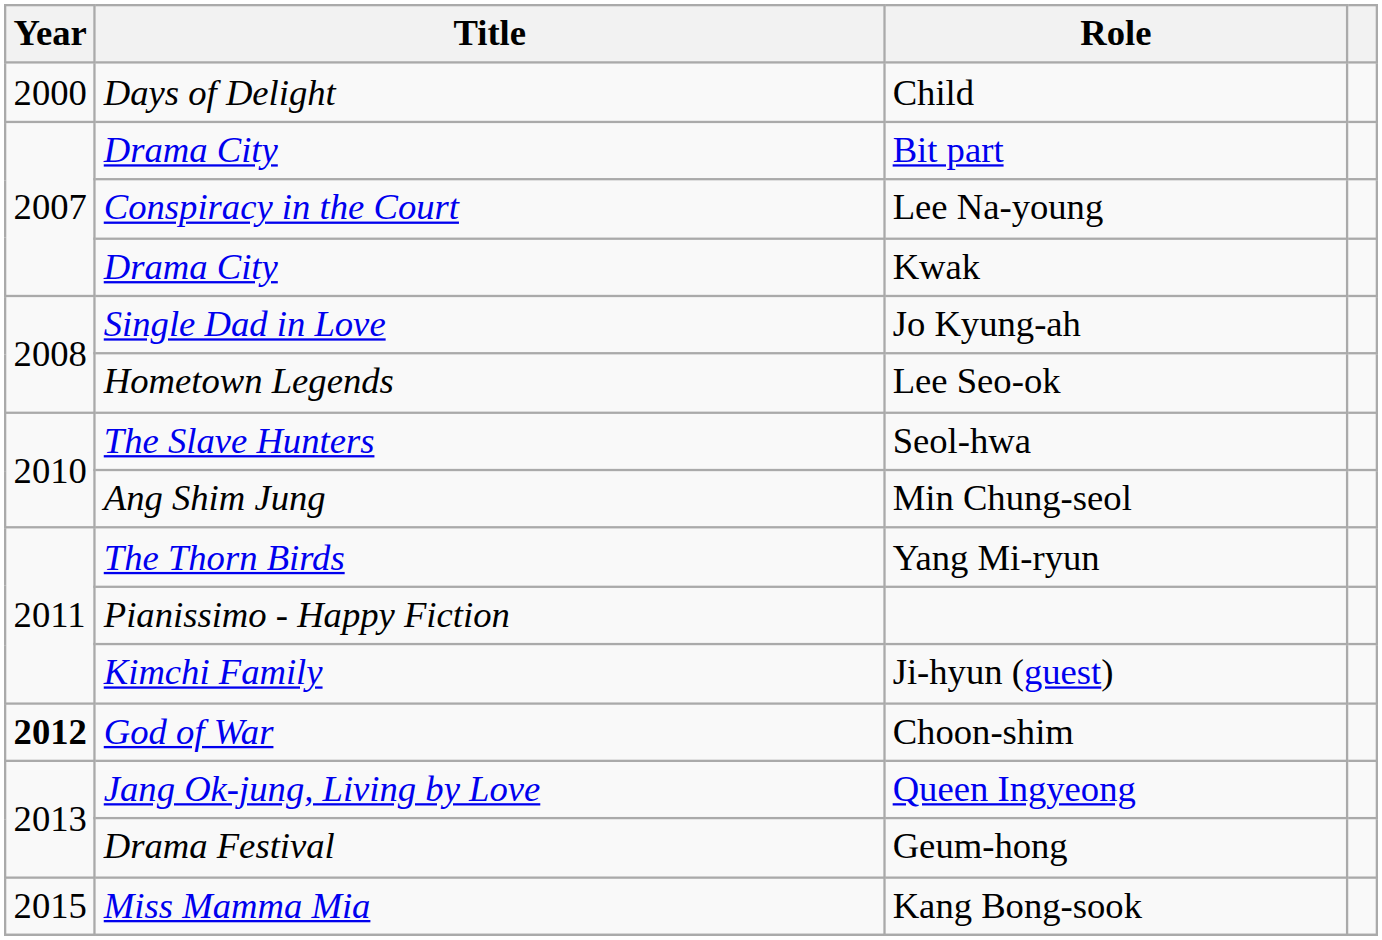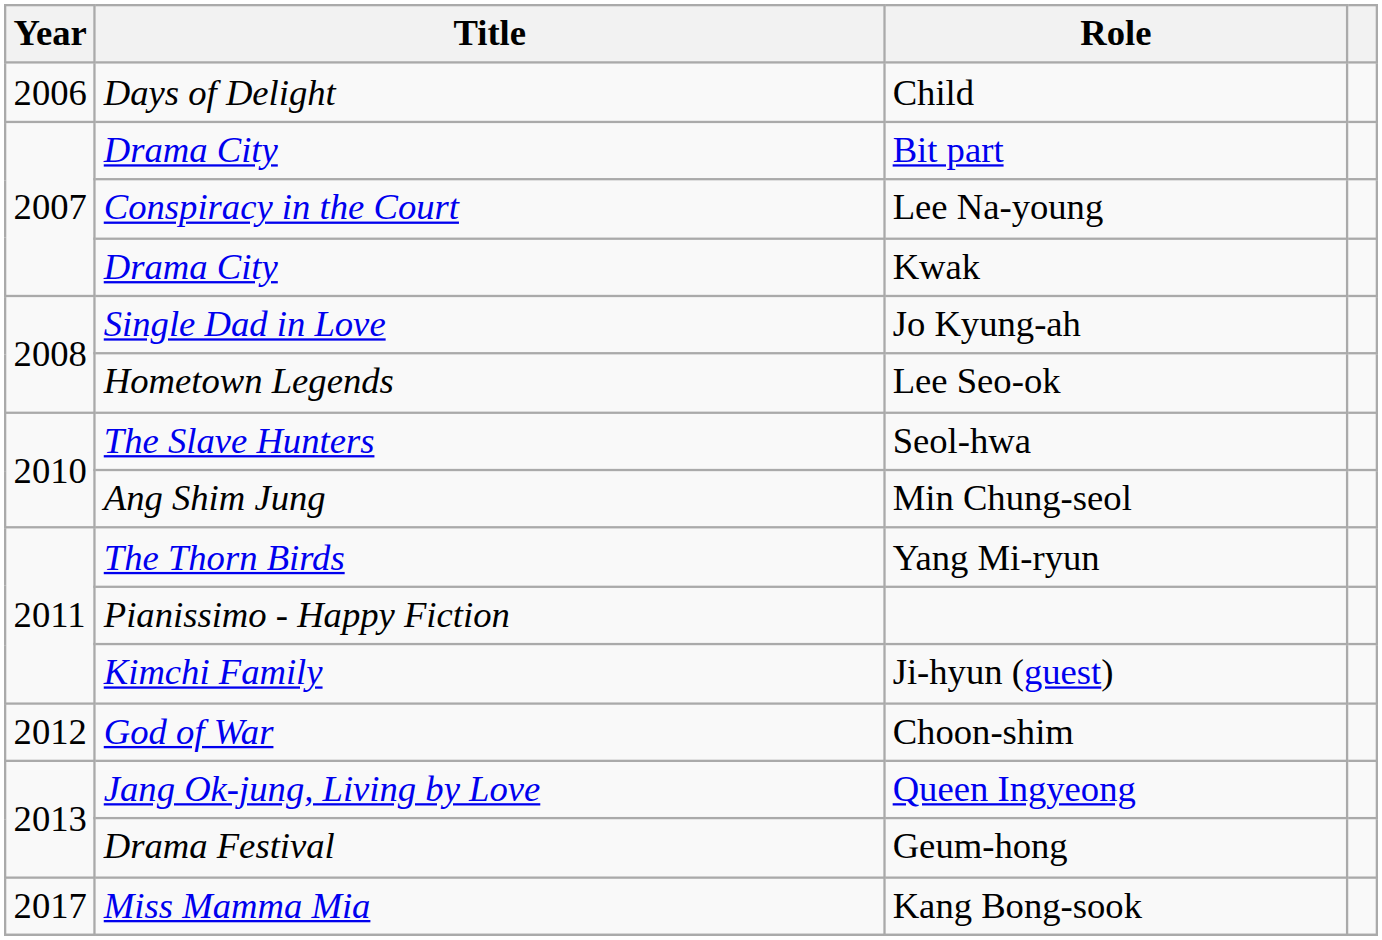(50, 91) 2000 -> (50, 91) 2006
(50, 730) bold -> (50, 730) normal
(50, 905) 2015 -> (50, 905) 2017
